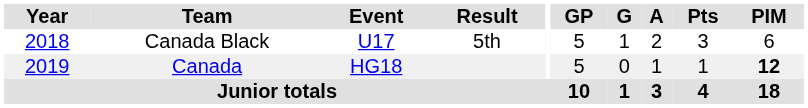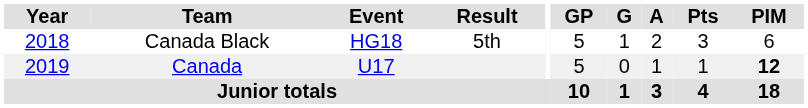(376, 41) U17 -> (376, 41) HG18
(376, 66) HG18 -> (376, 66) U17
